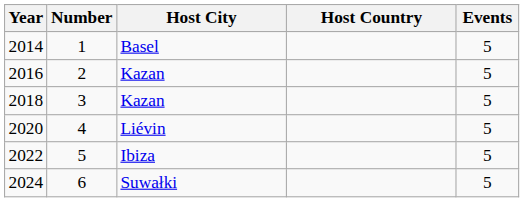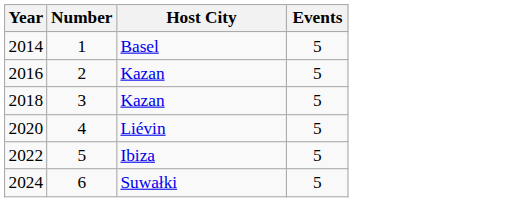- column: (371, 18)
